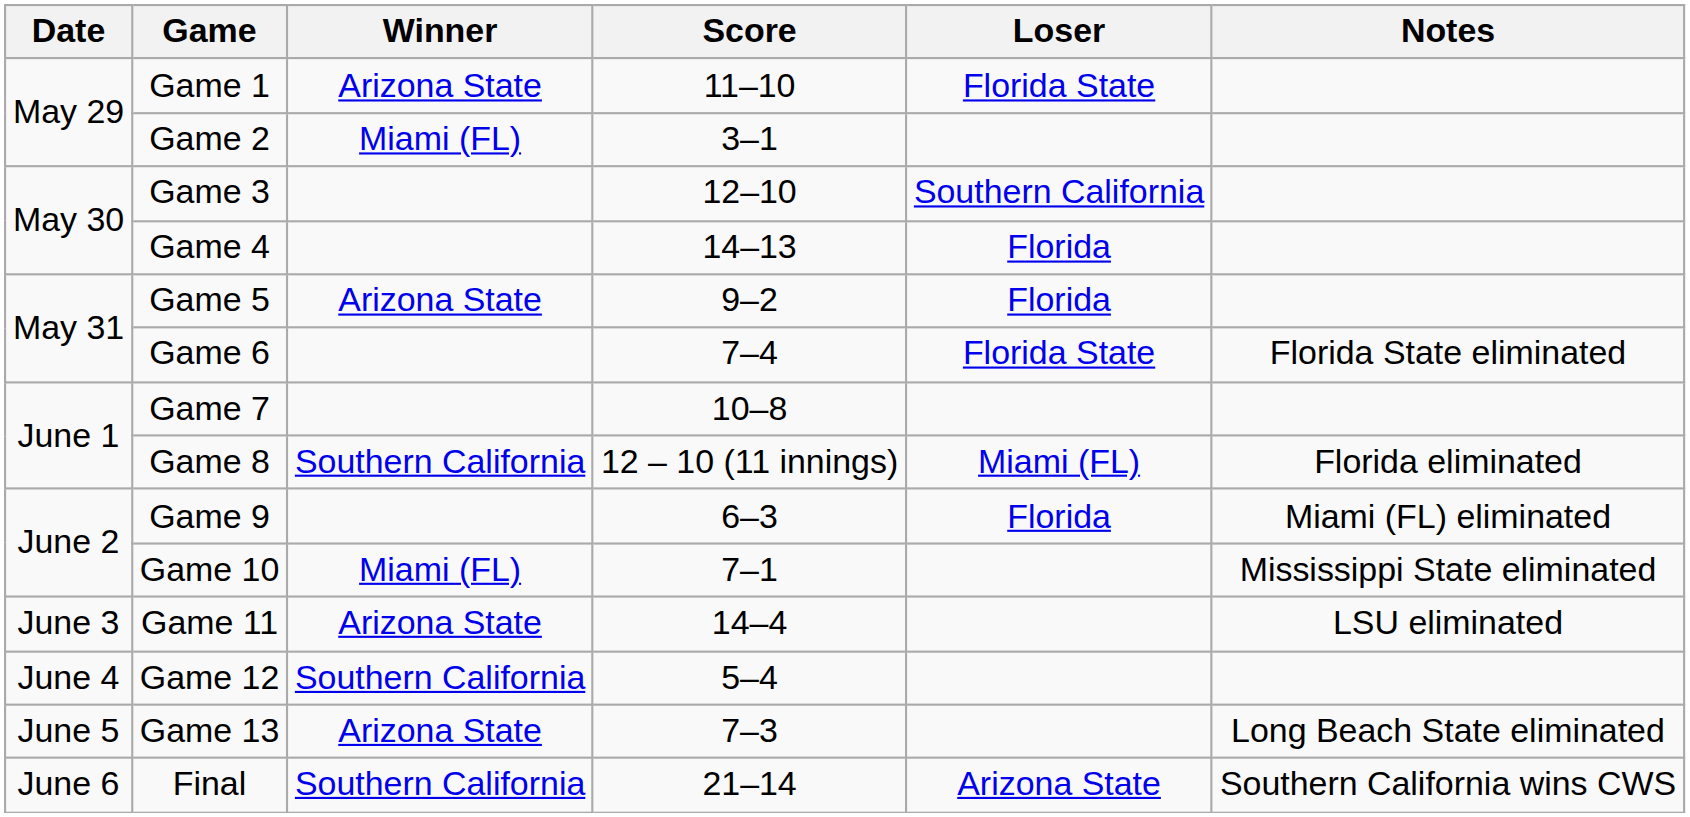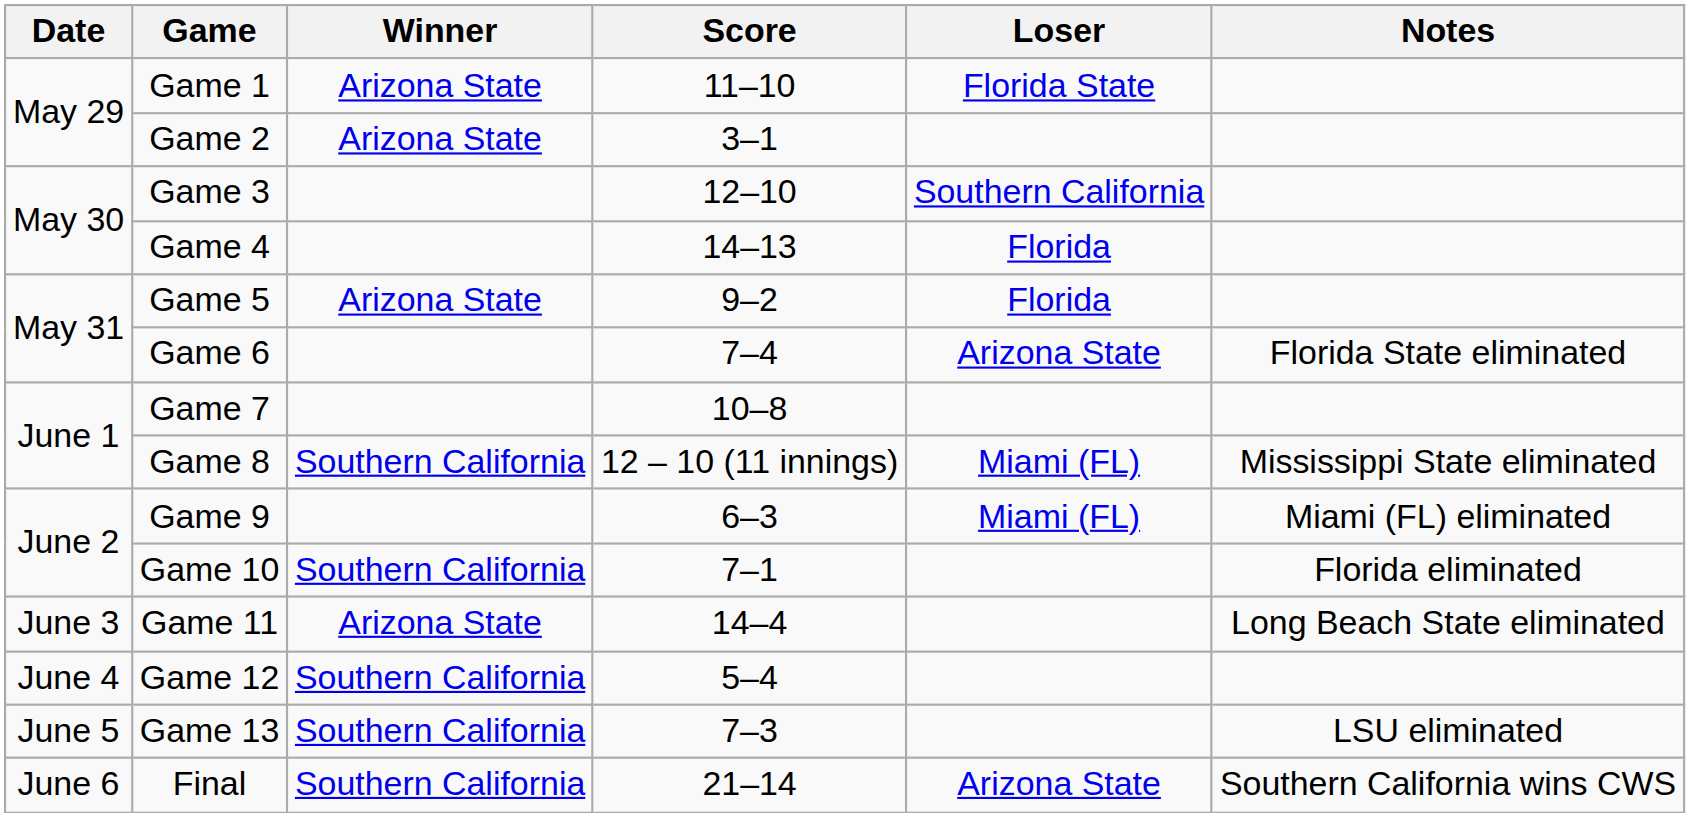(440, 138) Miami (FL) -> (440, 138) Arizona State
(1059, 354) Florida State -> (1059, 354) Arizona State
(1448, 461) Florida eliminated -> (1448, 461) Mississippi State eliminated
(1059, 515) Florida -> (1059, 515) Miami (FL)
(440, 569) Miami (FL) -> (440, 569) Southern California
(1448, 569) Mississippi State eliminated -> (1448, 569) Florida eliminated
(1448, 623) LSU eliminated -> (1448, 623) Long Beach State eliminated
(440, 730) Arizona State -> (440, 730) Southern California
(1448, 730) Long Beach State eliminated -> (1448, 730) LSU eliminated
